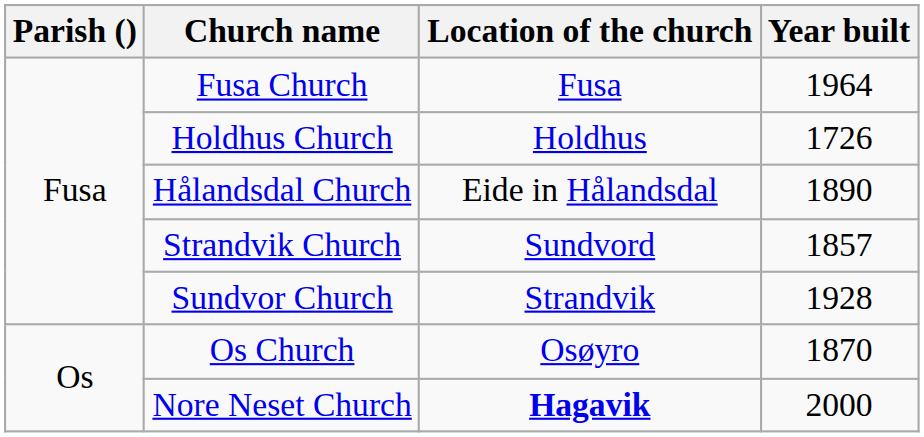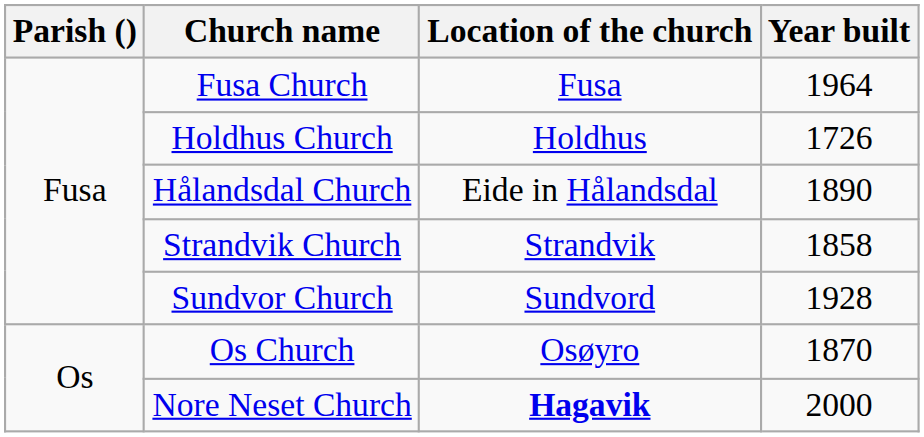(590, 244) Sundvord -> (590, 244) Strandvik
(839, 244) 1857 -> (839, 244) 1858
(590, 297) Strandvik -> (590, 297) Sundvord
